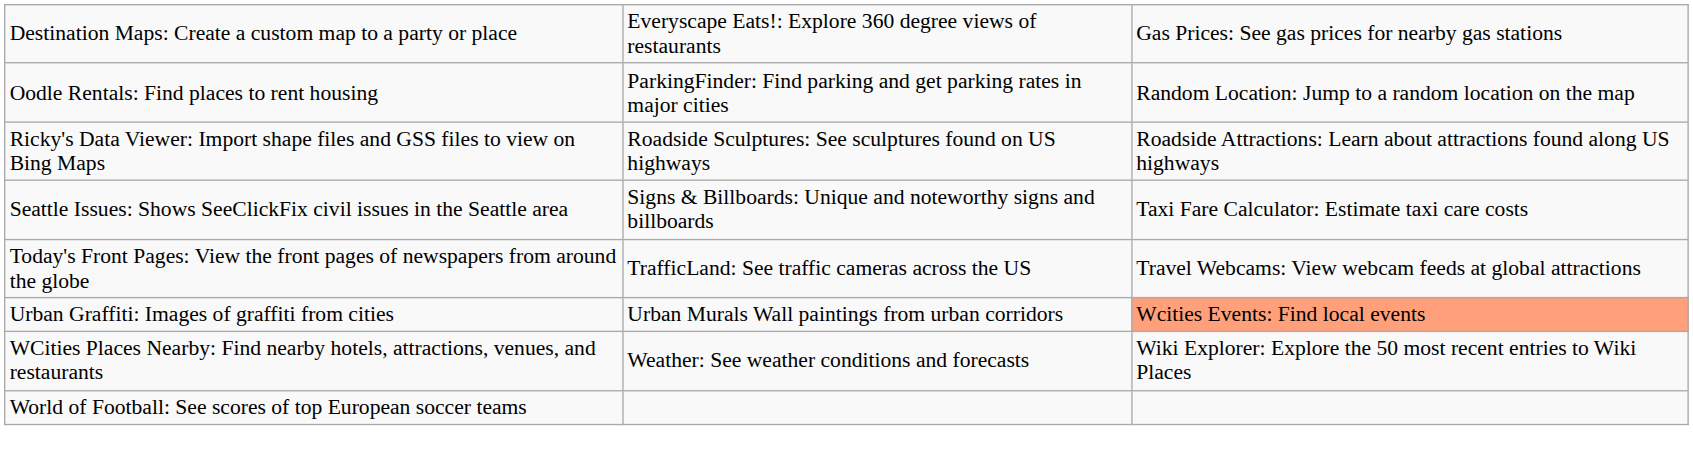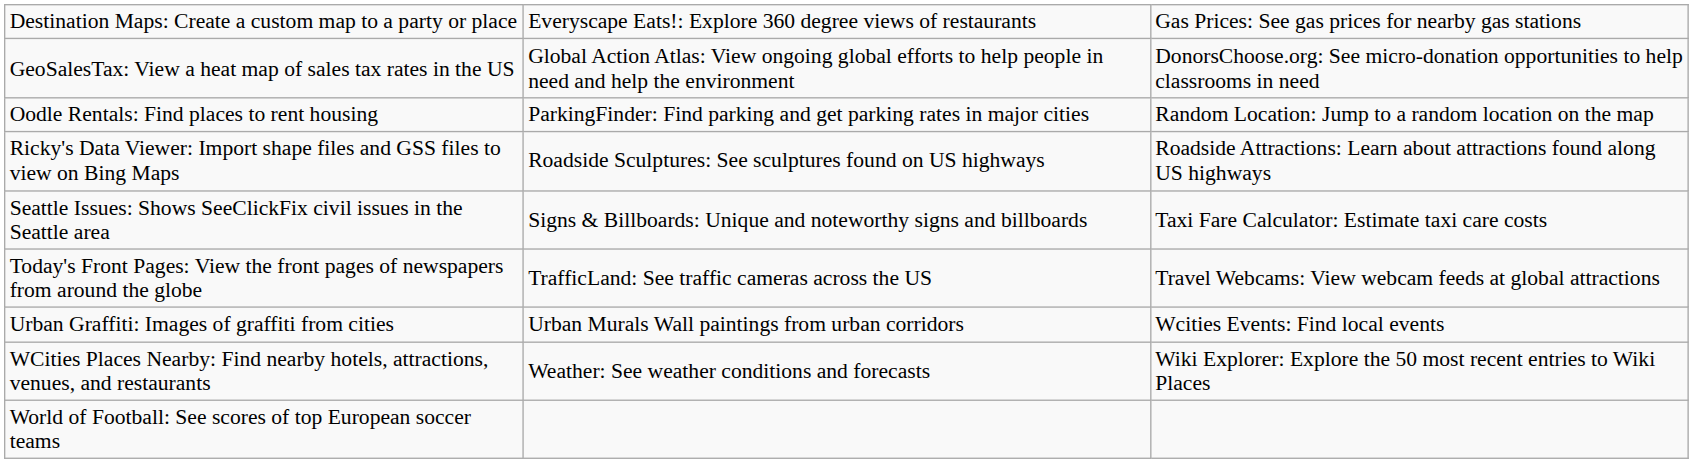+ row: (262, 68)
(1281, 314) lightsalmon background -> (1300, 324) no background
